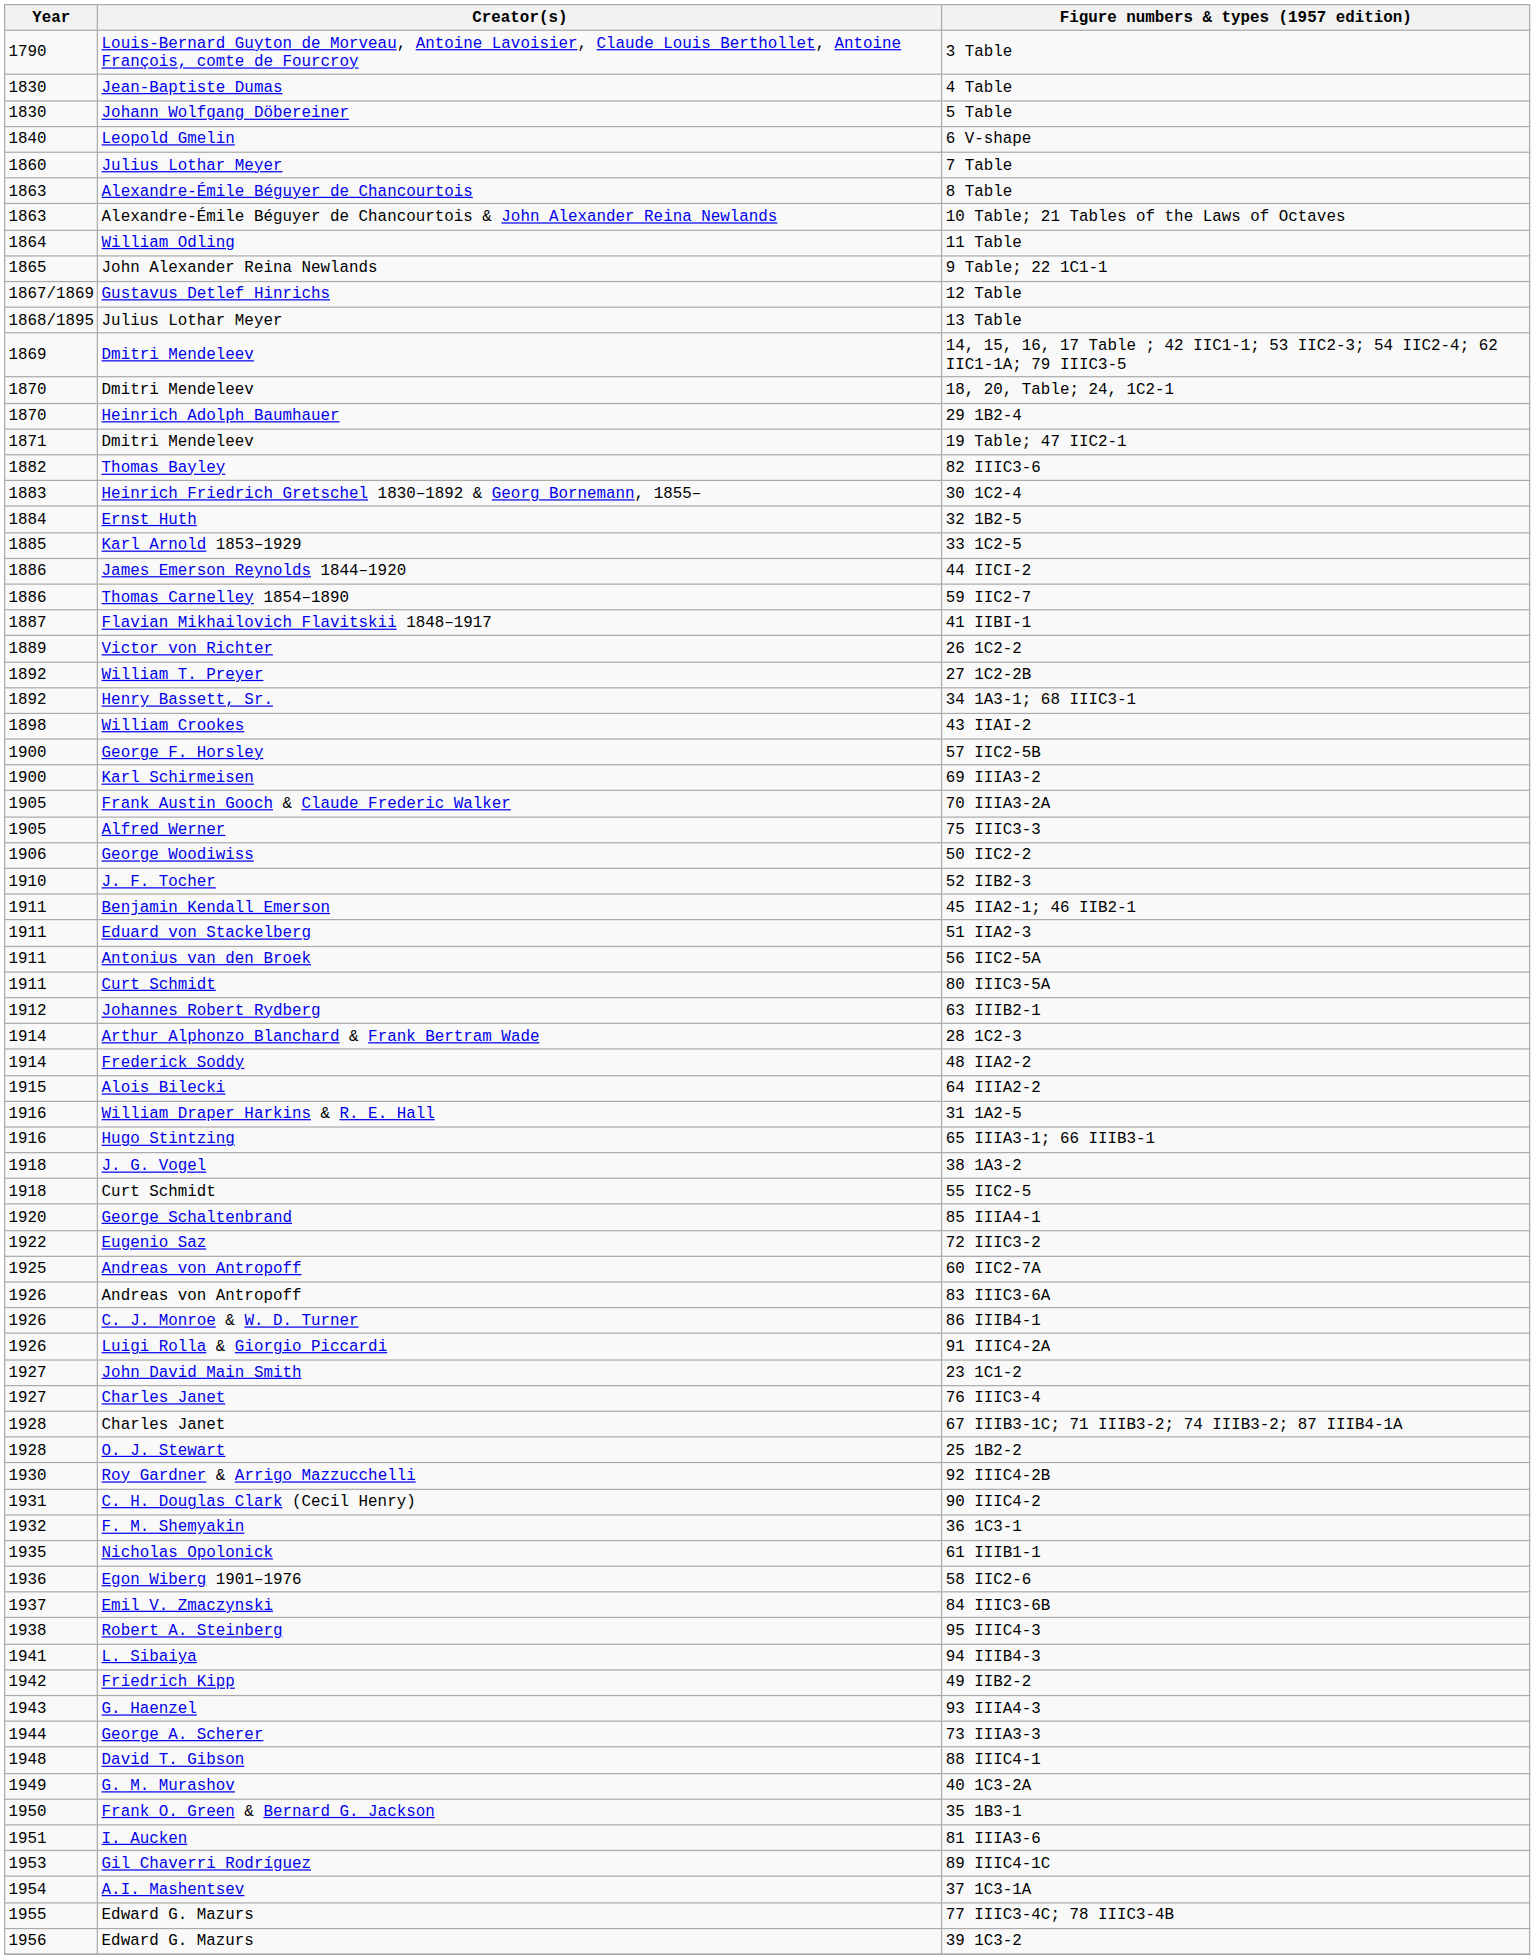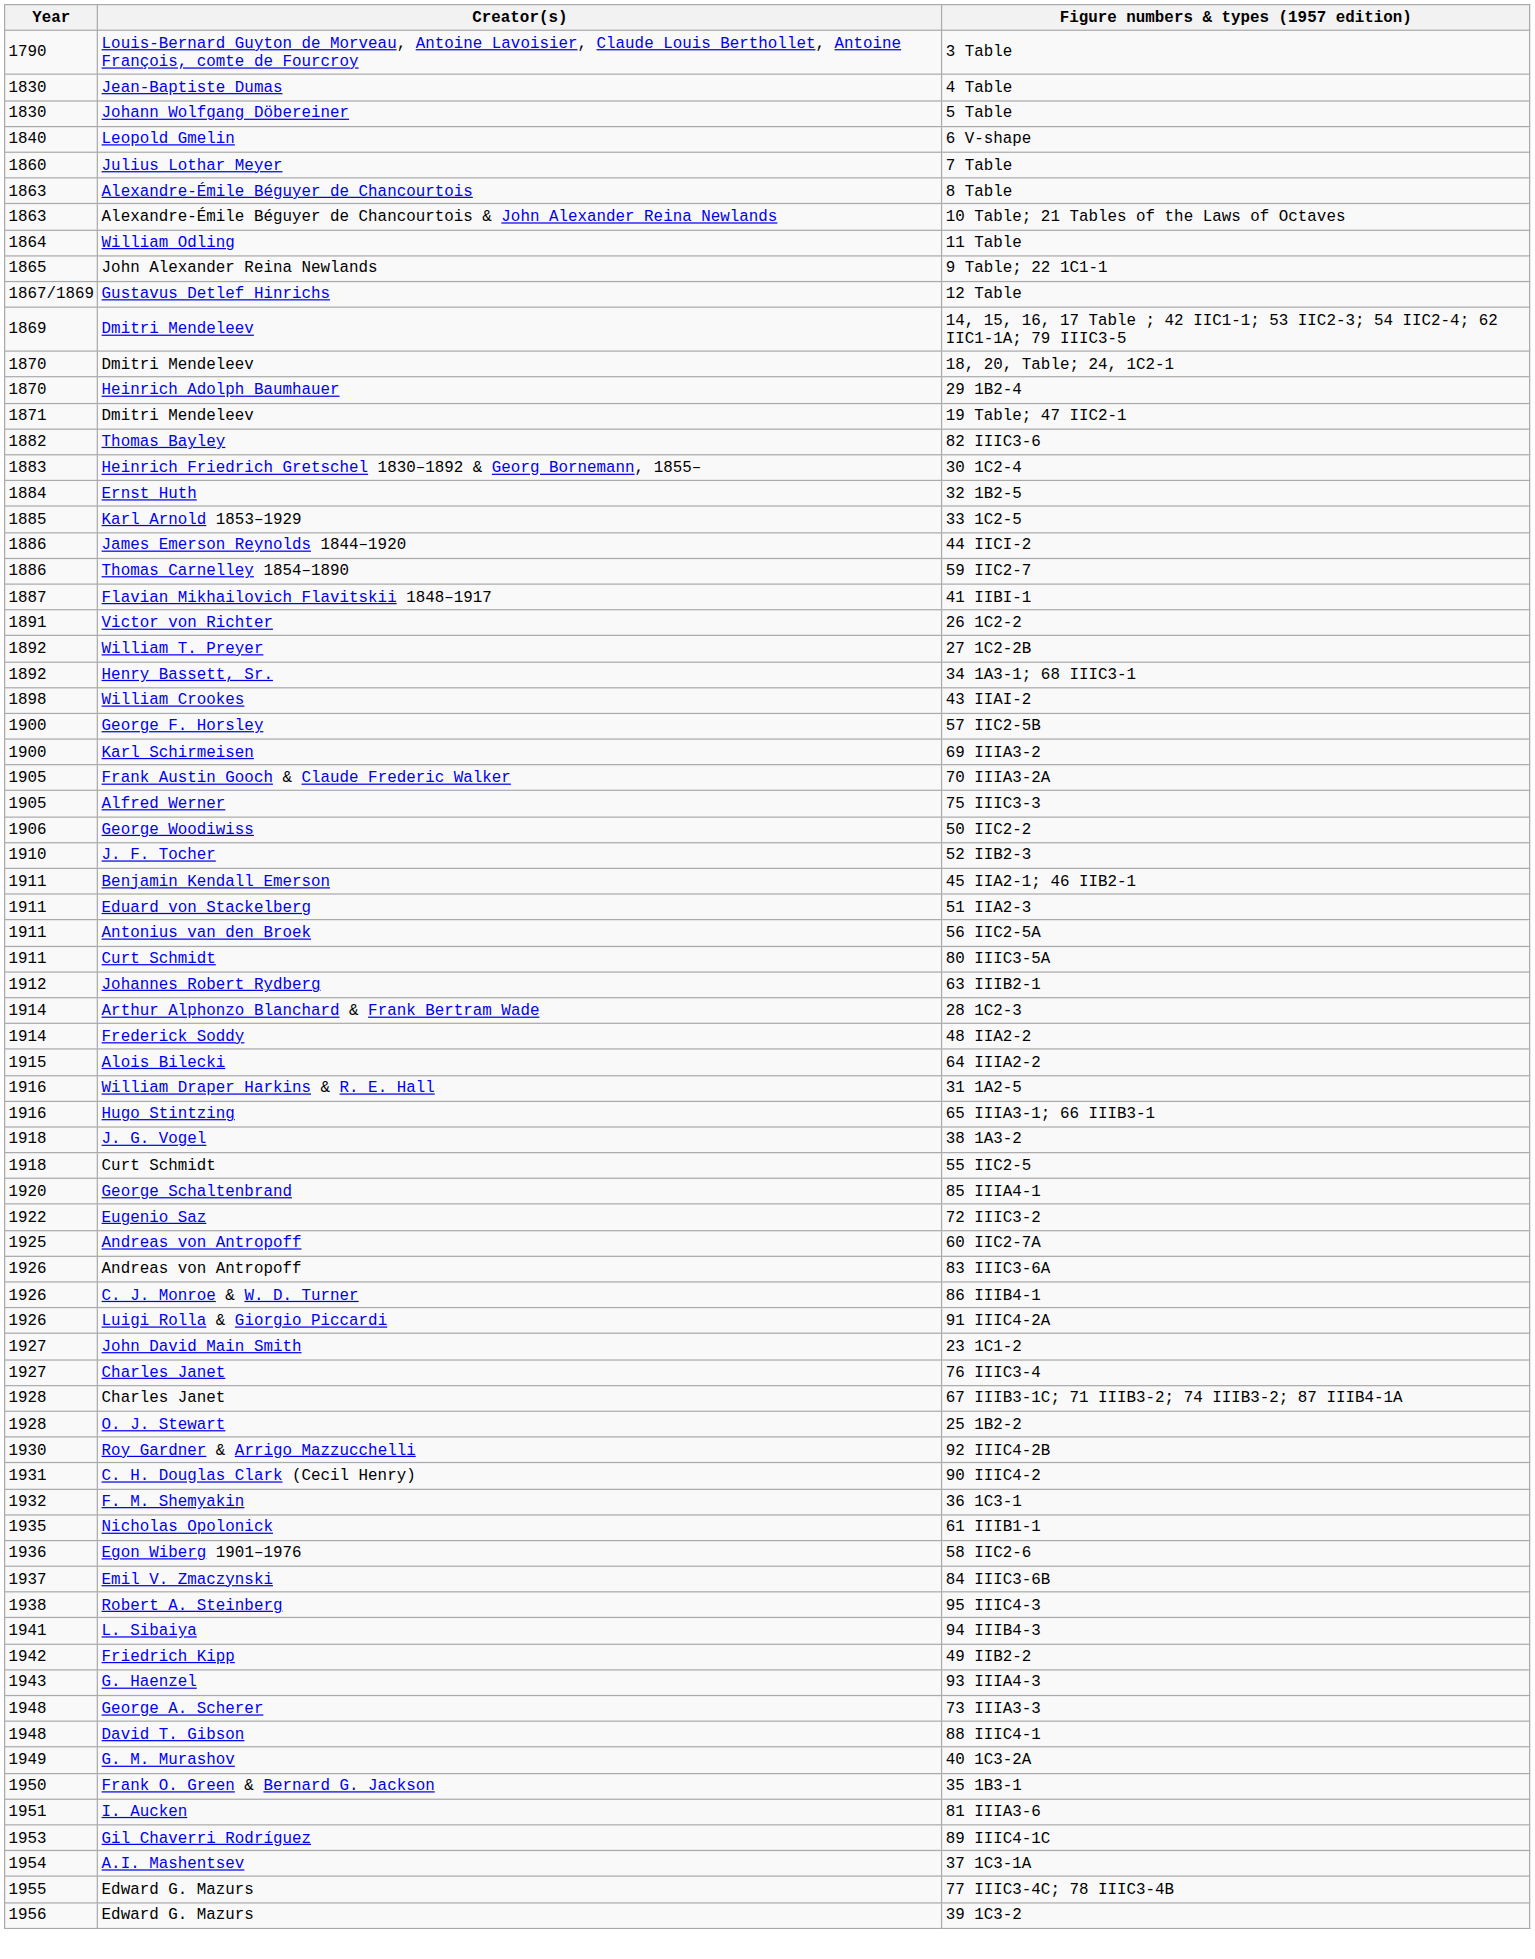- row: (984, 320)
(27, 649) 1889 -> (27, 623) 1891
(27, 1734) 1944 -> (27, 1708) 1948
